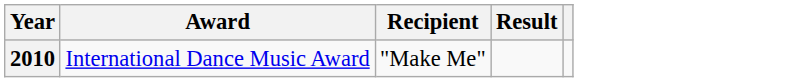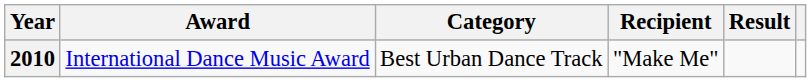+ column: (491, 22)
